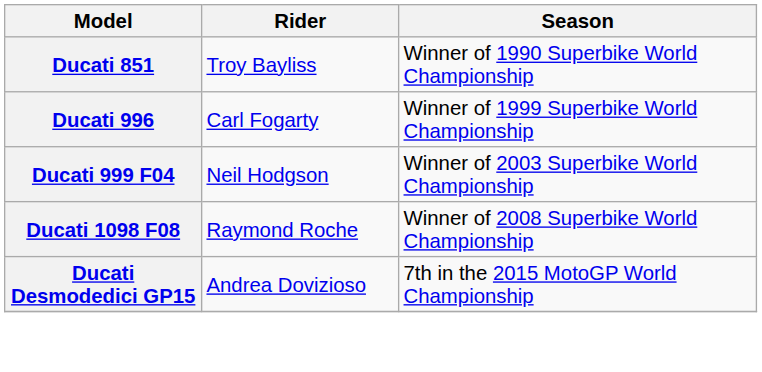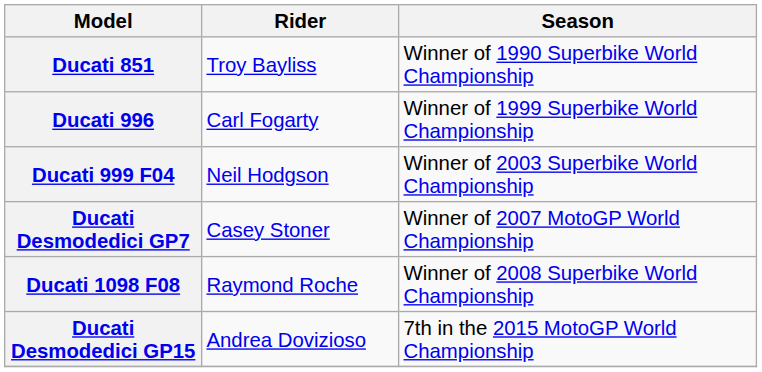+ row: (103, 230)
